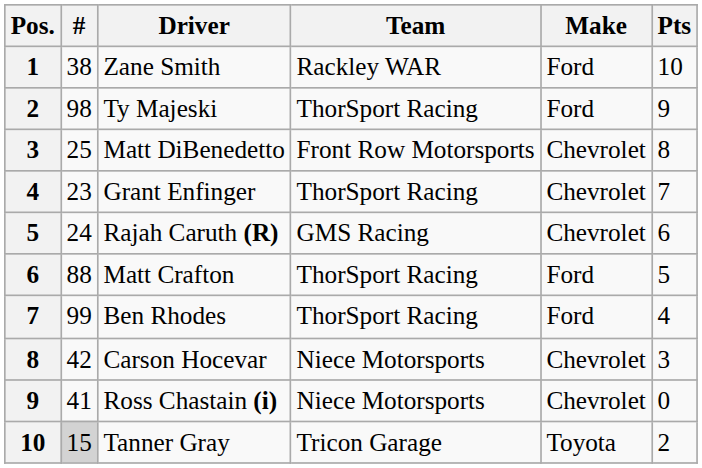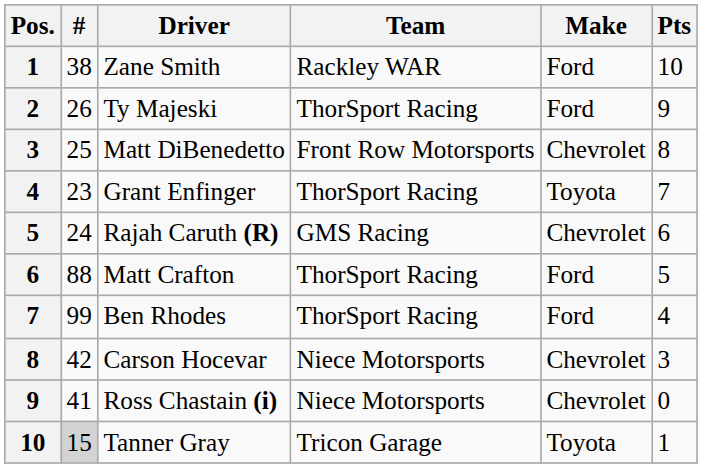(79, 108) 98 -> (79, 108) 26
(596, 191) Chevrolet -> (581, 191) Toyota
(664, 441) 2 -> (664, 441) 1
